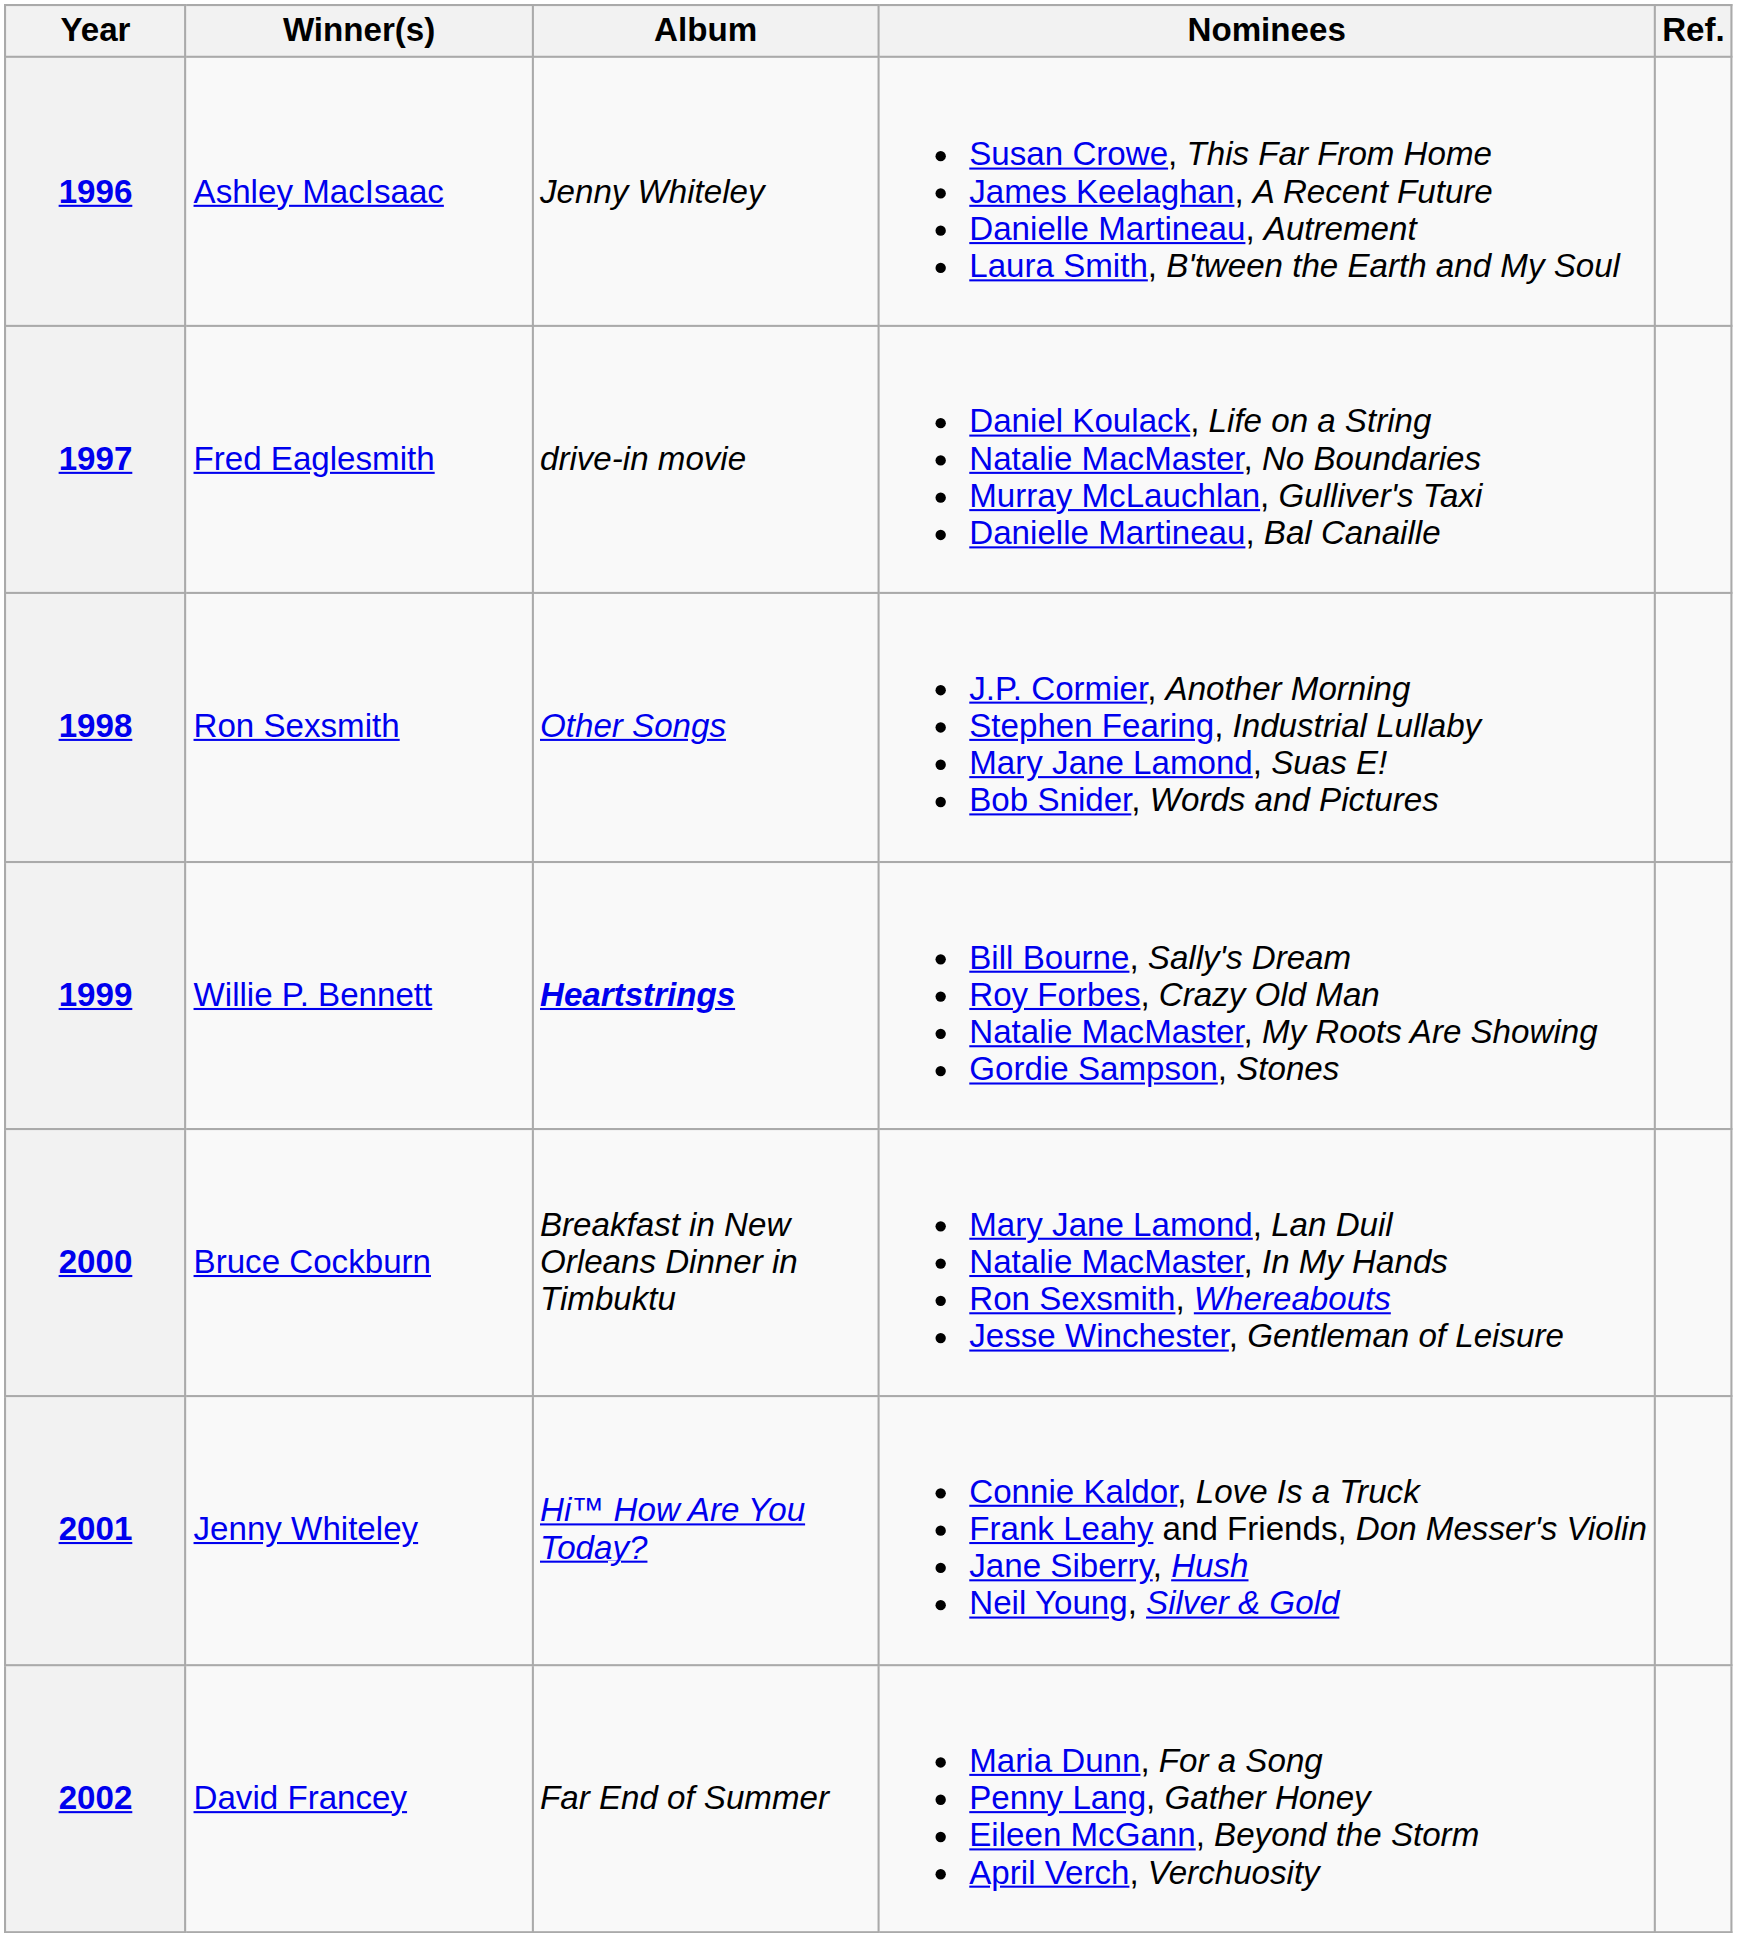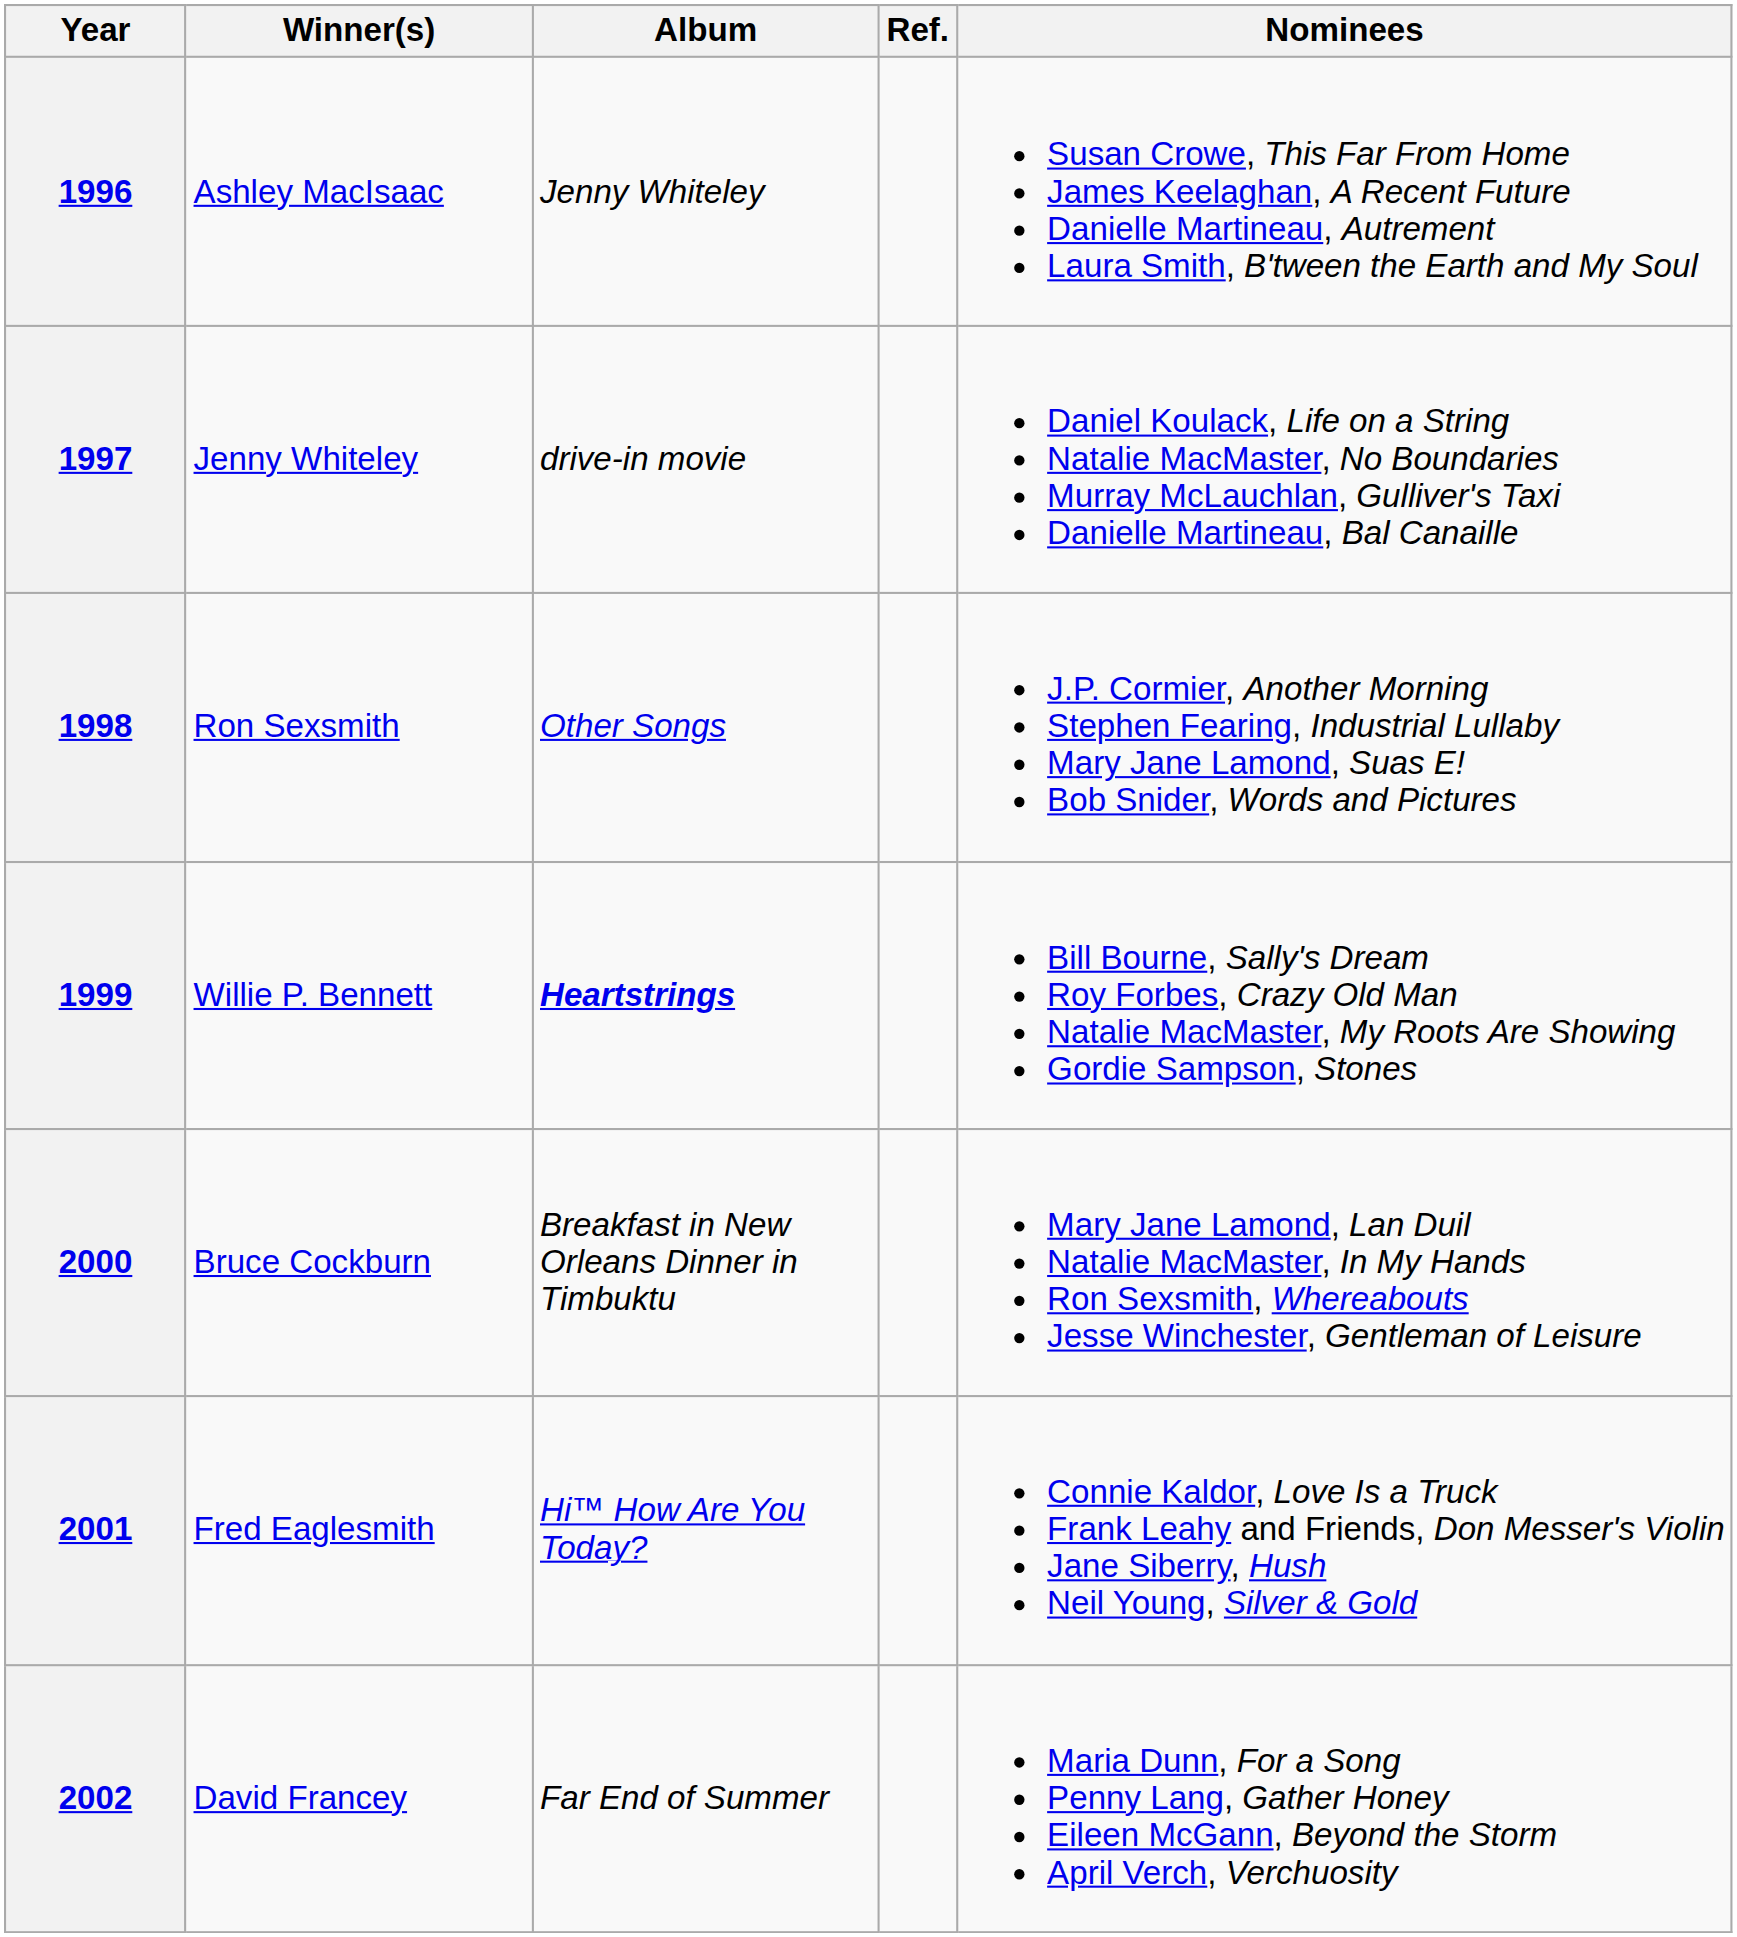columns swapped: (1267, 30) <-> (1693, 30)
(314, 458) Fred Eaglesmith -> (306, 458) Jenny Whiteley
(306, 1529) Jenny Whiteley -> (314, 1529) Fred Eaglesmith
